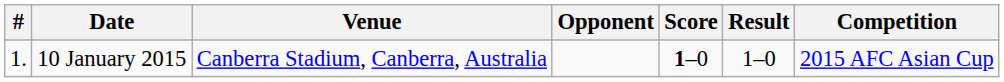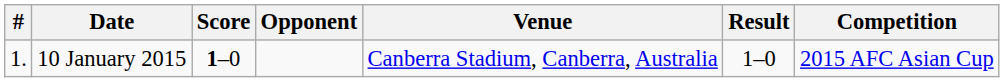columns swapped: (372, 22) <-> (691, 22)
